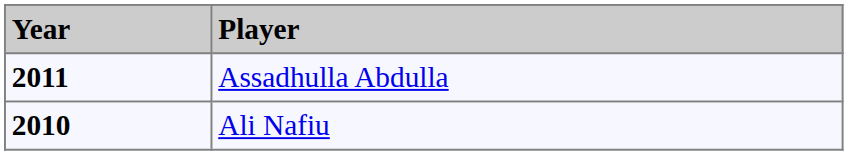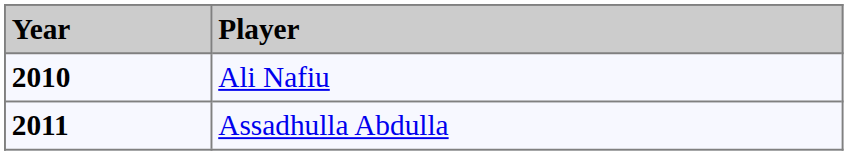rows swapped: (274, 125) <-> (333, 76)
